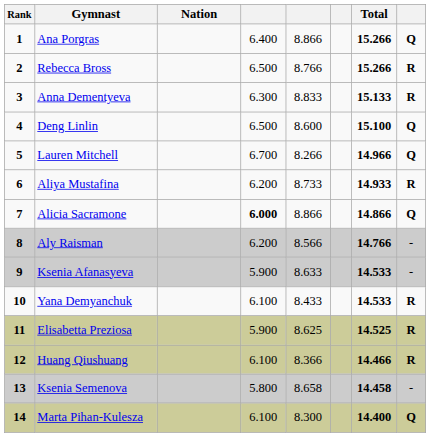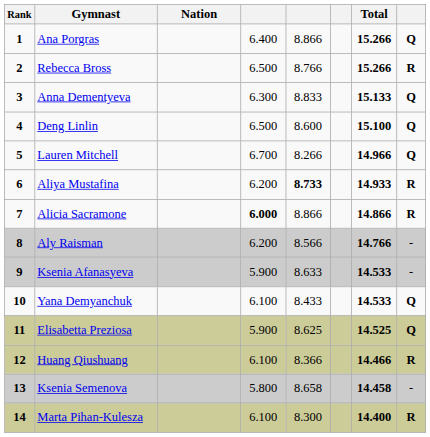(411, 97) R -> (411, 97) Q
(308, 184) normal -> (308, 184) bold
(411, 213) Q -> (411, 213) R
(411, 301) R -> (411, 301) Q
(411, 330) R -> (411, 330) Q
(411, 417) Q -> (411, 417) R
